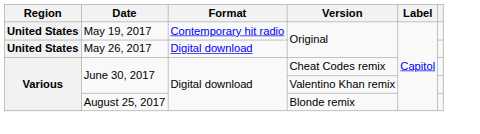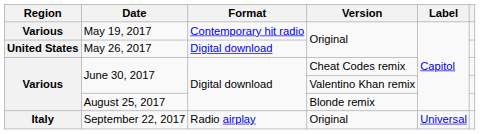(43, 31) United States -> (43, 31) Various
+ row: (134, 119)
